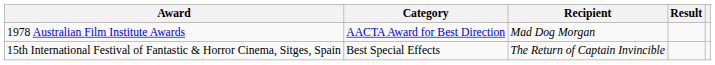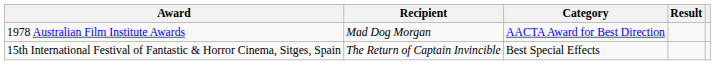columns swapped: (426, 13) <-> (588, 13)
